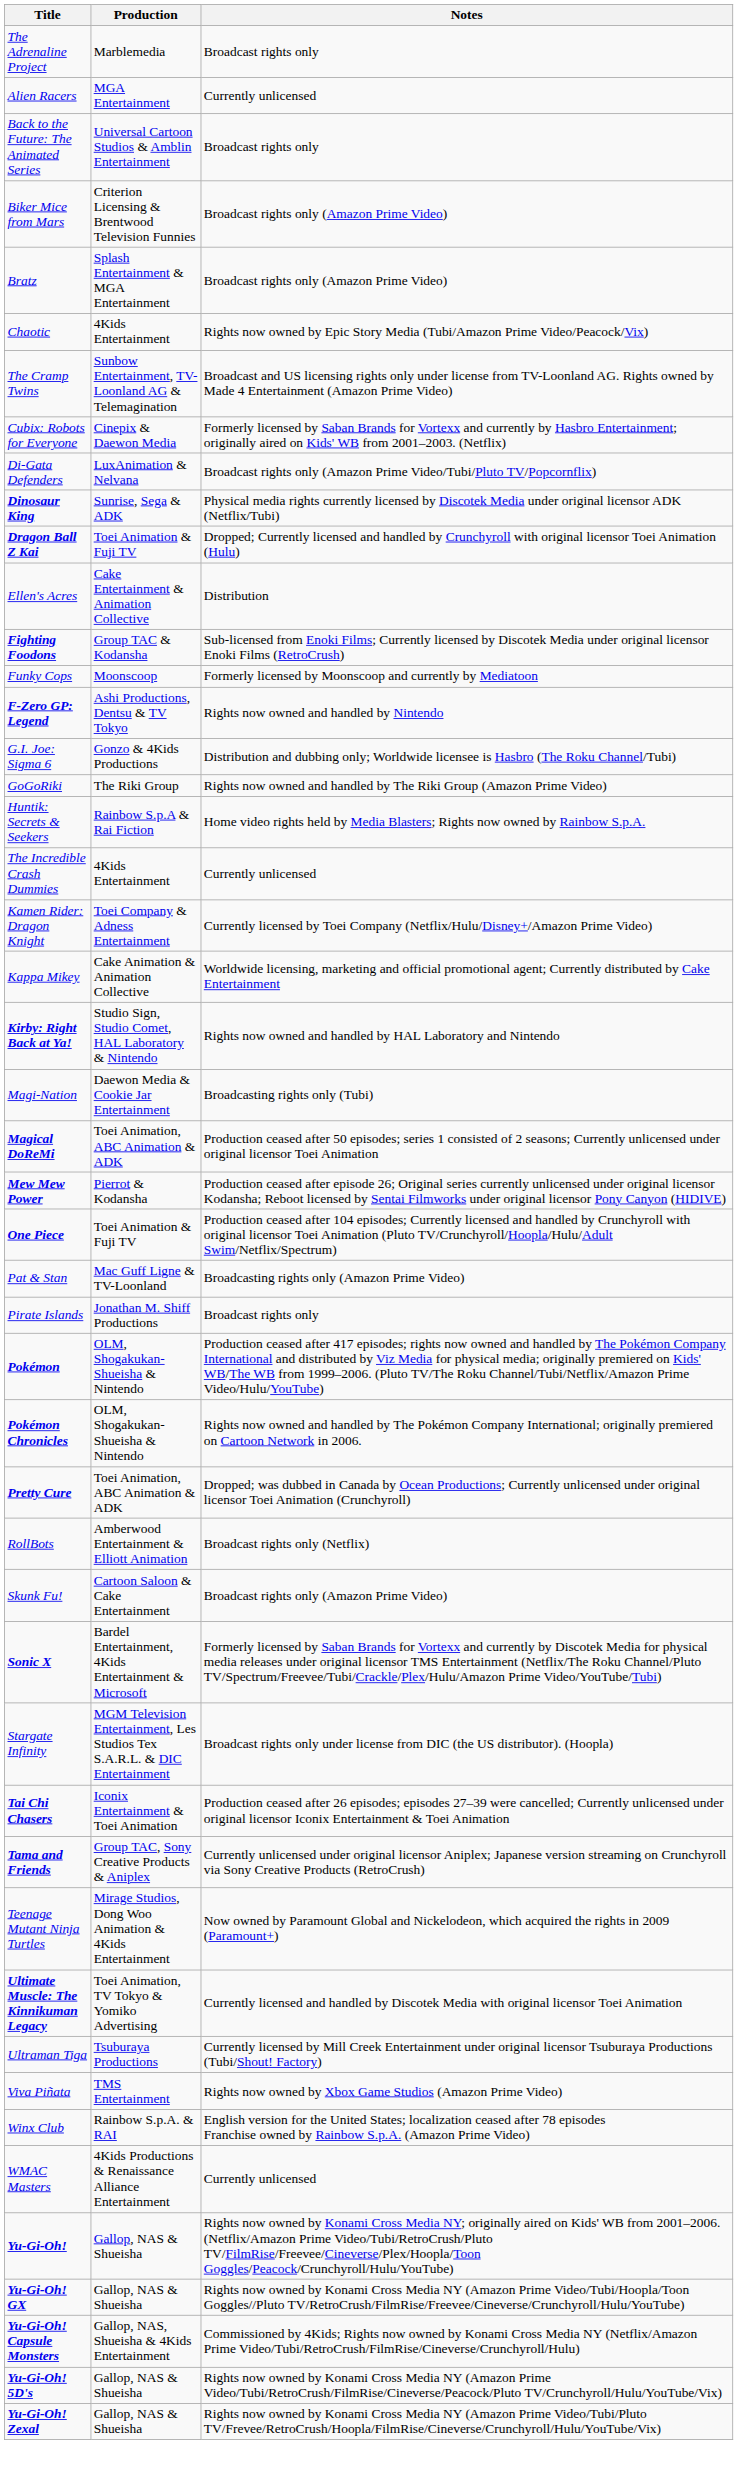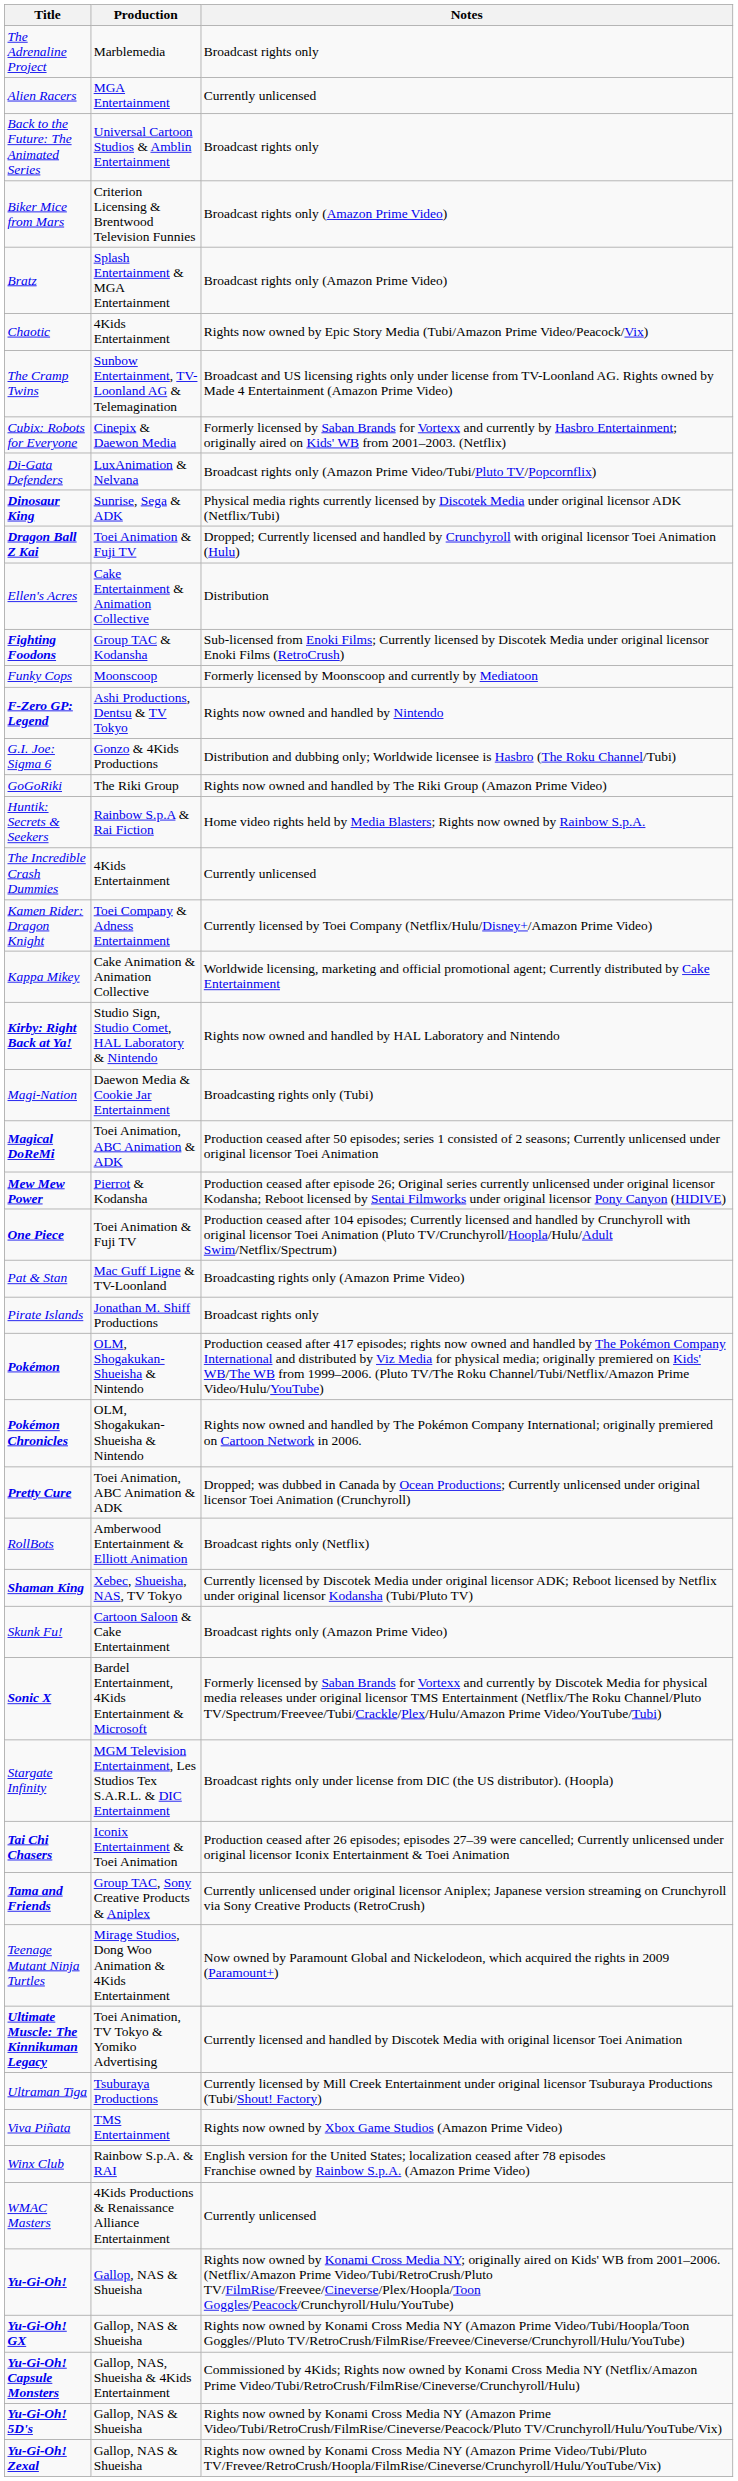+ row: (46, 1587)
